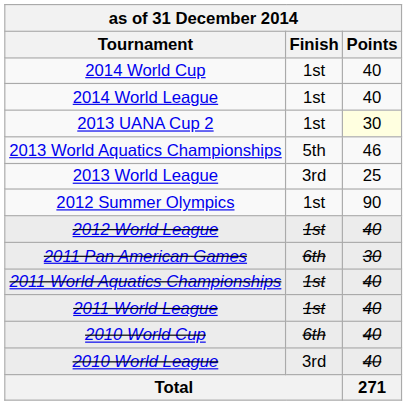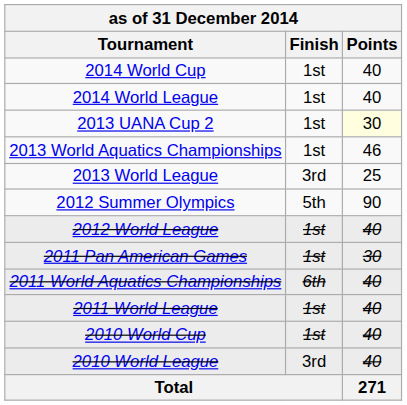(314, 150) 5th -> (314, 150) 1st
(314, 203) 1st -> (314, 203) 5th
(314, 256) 6th -> (314, 256) 1st
(314, 282) 1st -> (314, 282) 6th
(314, 335) 6th -> (314, 335) 1st
